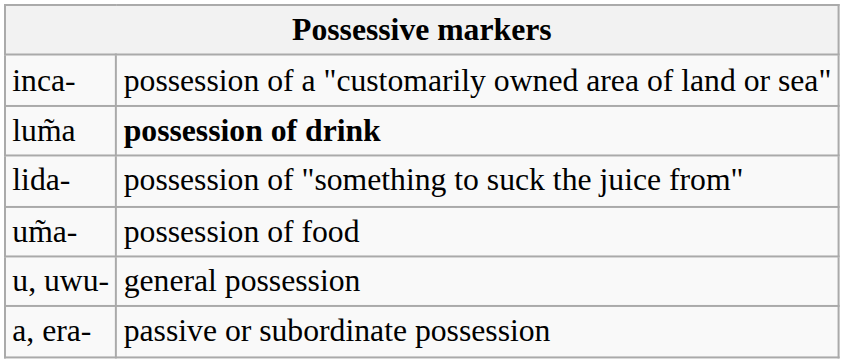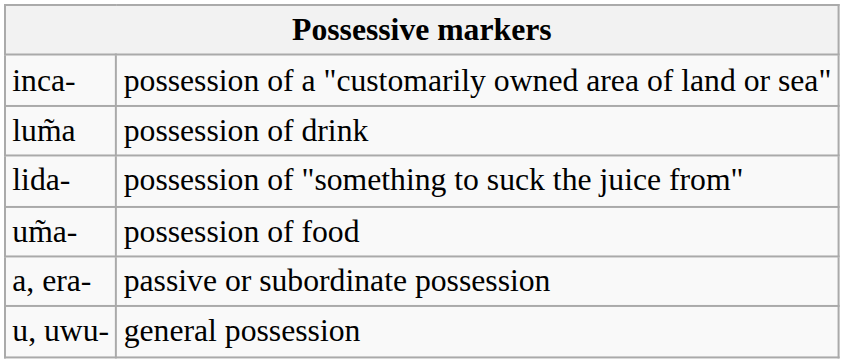(252, 130) bold -> (246, 130) normal
rows swapped: (52, 331) <-> (61, 280)
